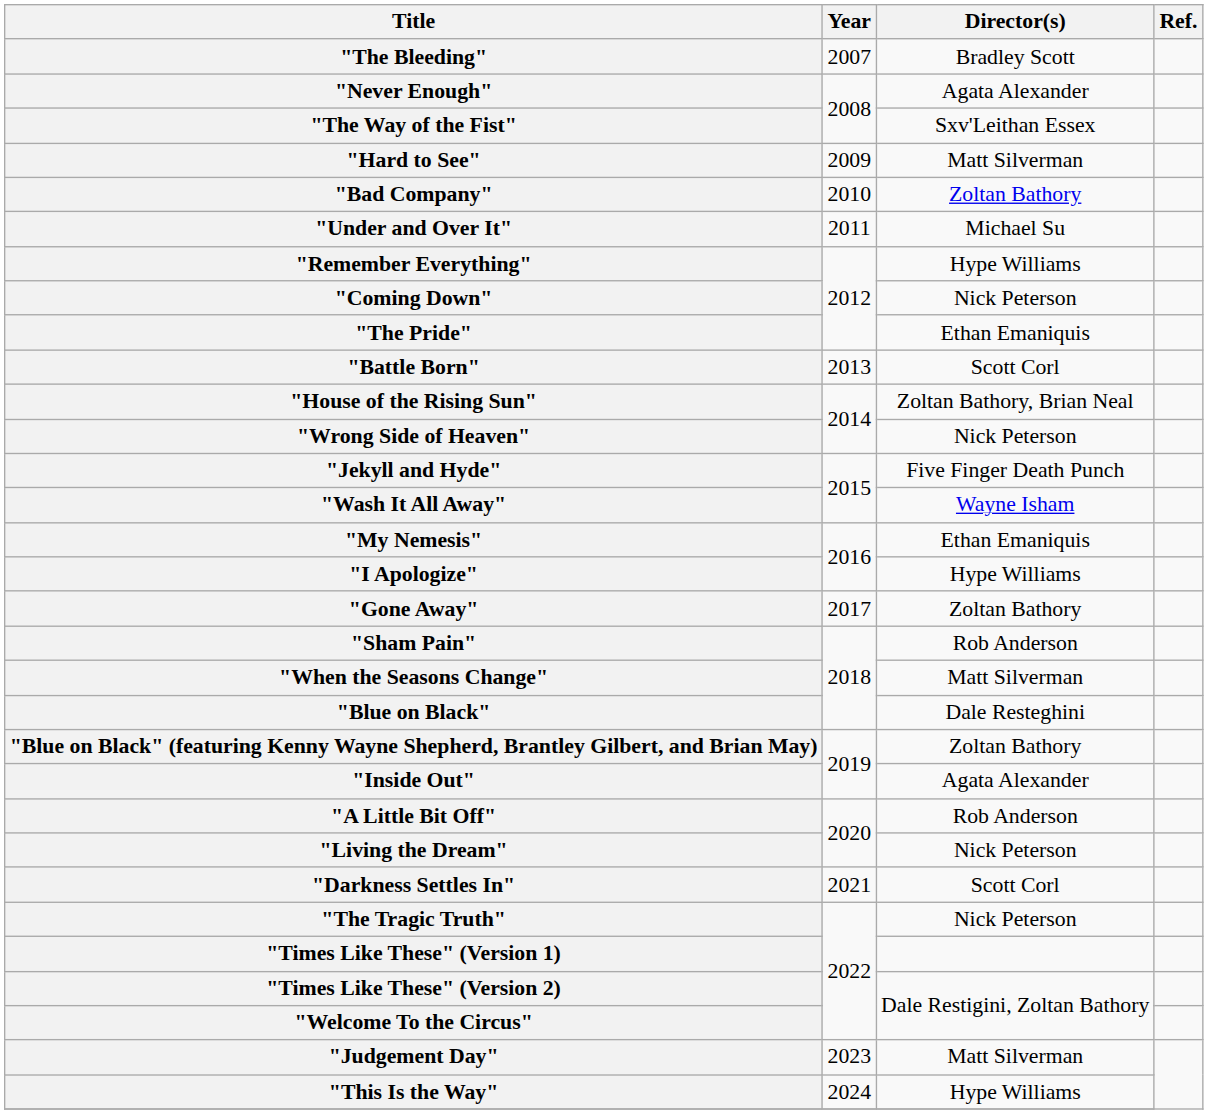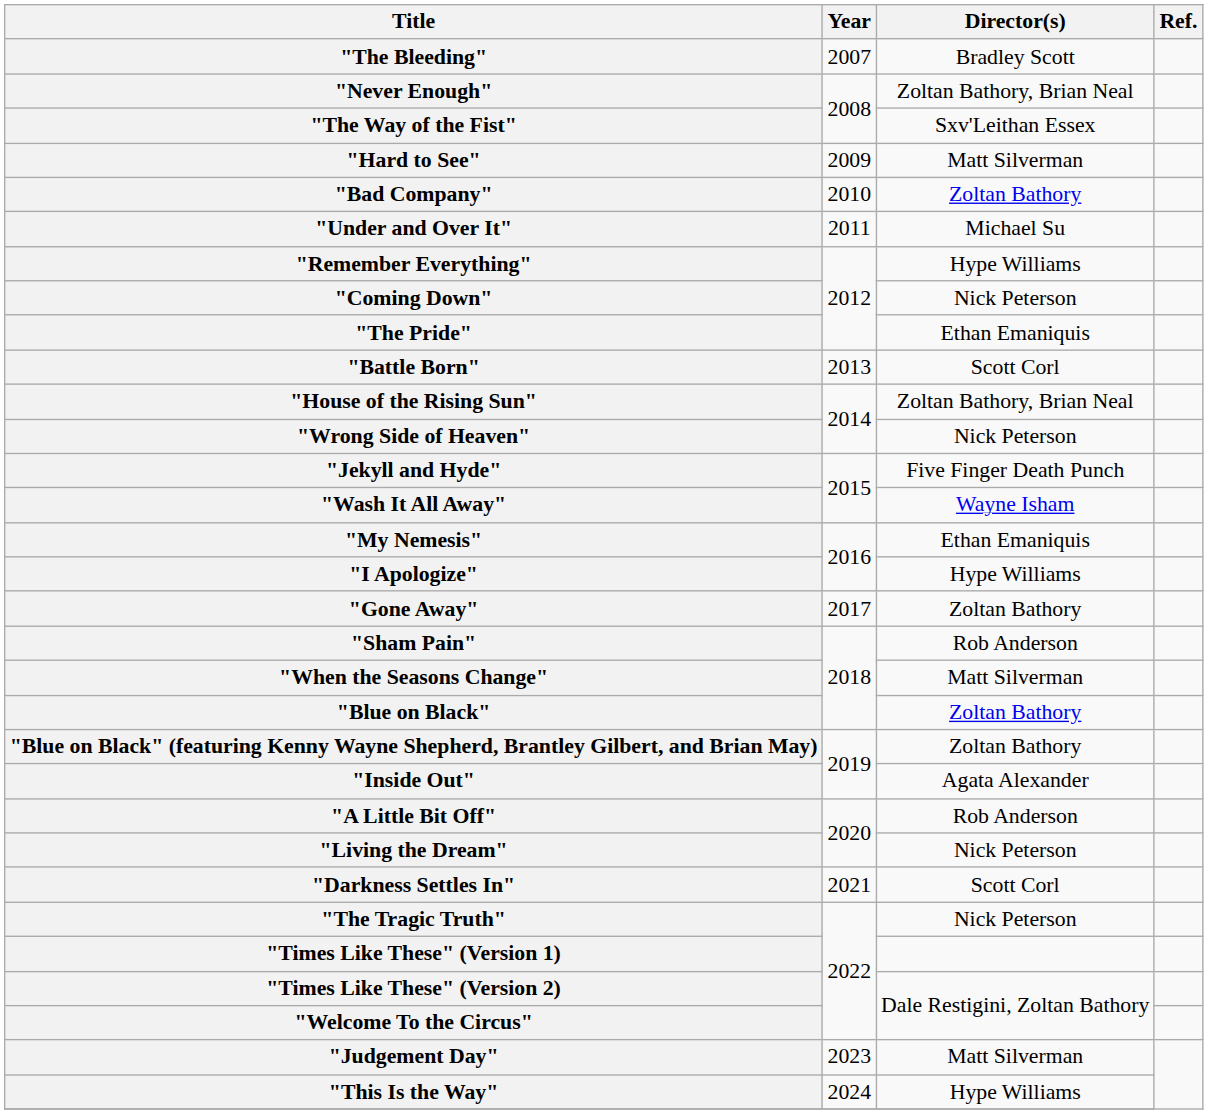(1015, 90) Agata Alexander -> (1015, 90) Zoltan Bathory, Brian Neal
(1015, 711) Dale Resteghini -> (1015, 711) Zoltan Bathory
